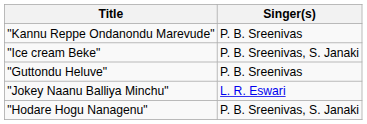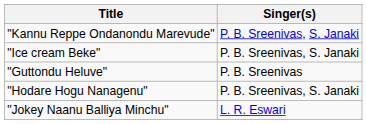(261, 33) P. B. Sreenivas -> (290, 33) P. B. Sreenivas, S. Janaki
rows swapped: (88, 91) <-> (77, 110)
